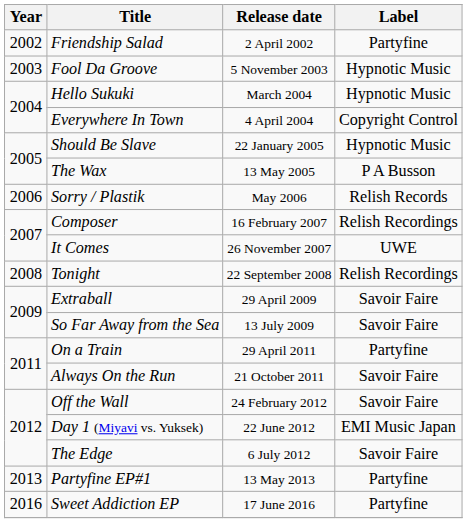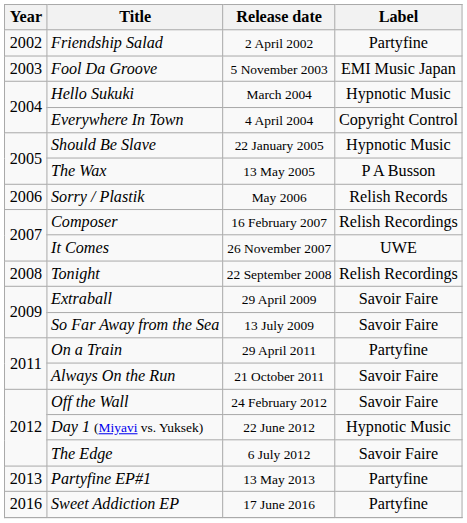(398, 68) Hypnotic Music -> (398, 68) EMI Music Japan
(398, 427) EMI Music Japan -> (398, 427) Hypnotic Music
